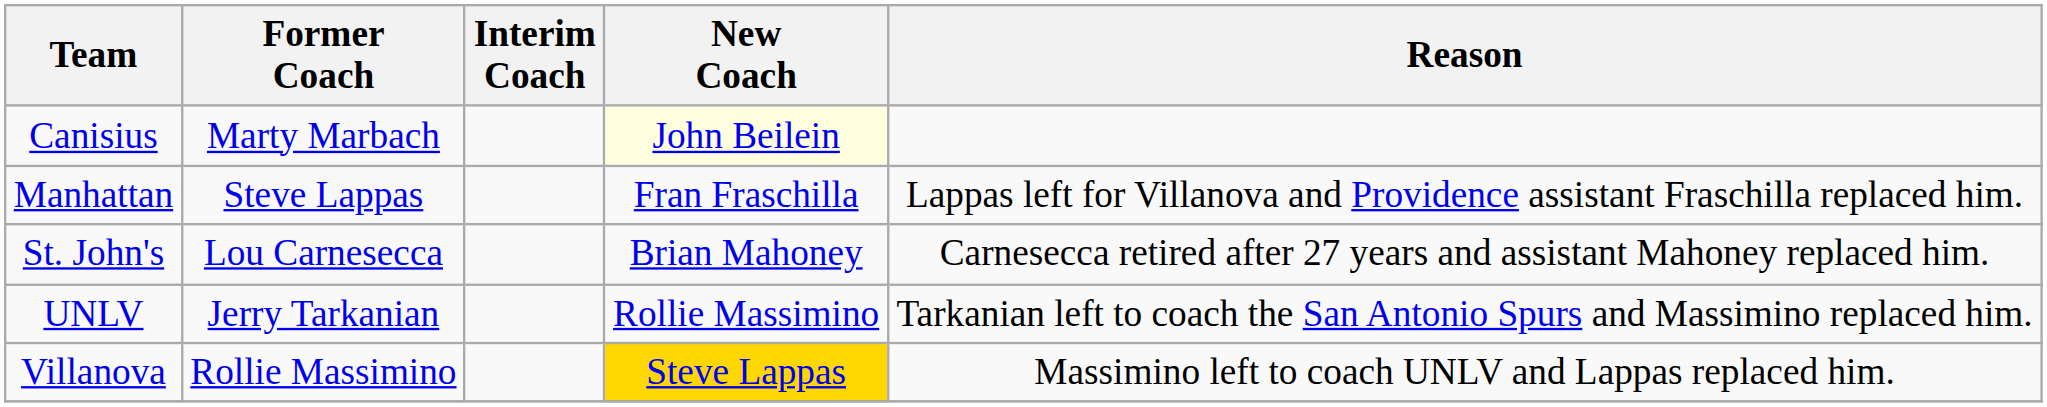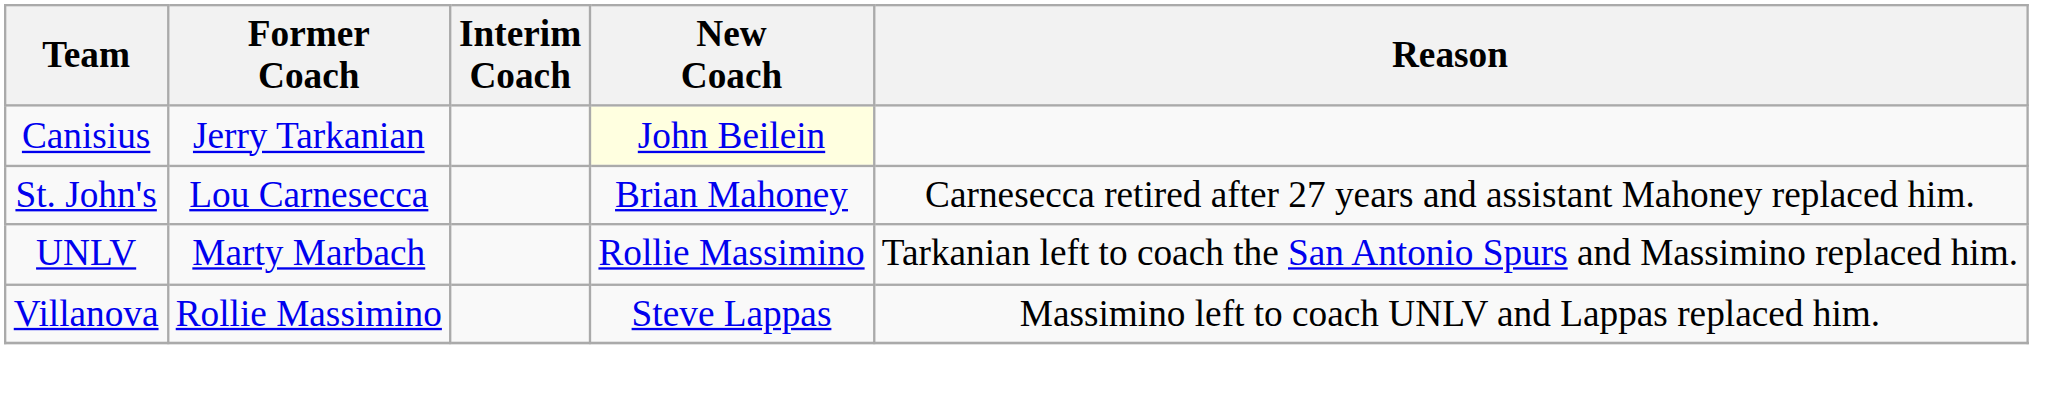(323, 135) Marty Marbach -> (309, 135) Jerry Tarkanian
- row: (93, 194)
(323, 312) Jerry Tarkanian -> (309, 253) Marty Marbach
(746, 371) gold background -> (732, 312) no background
